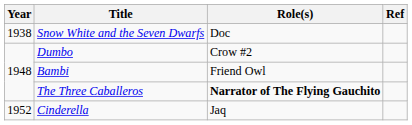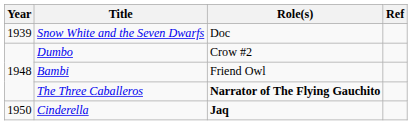(19, 33) 1938 -> (19, 33) 1939
(19, 110) 1952 -> (19, 110) 1950
(218, 110) normal -> (219, 110) bold
